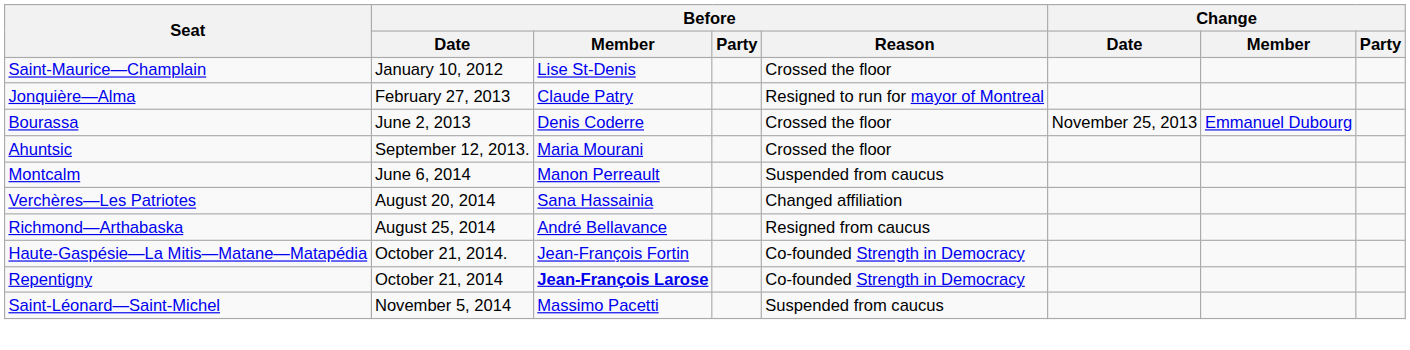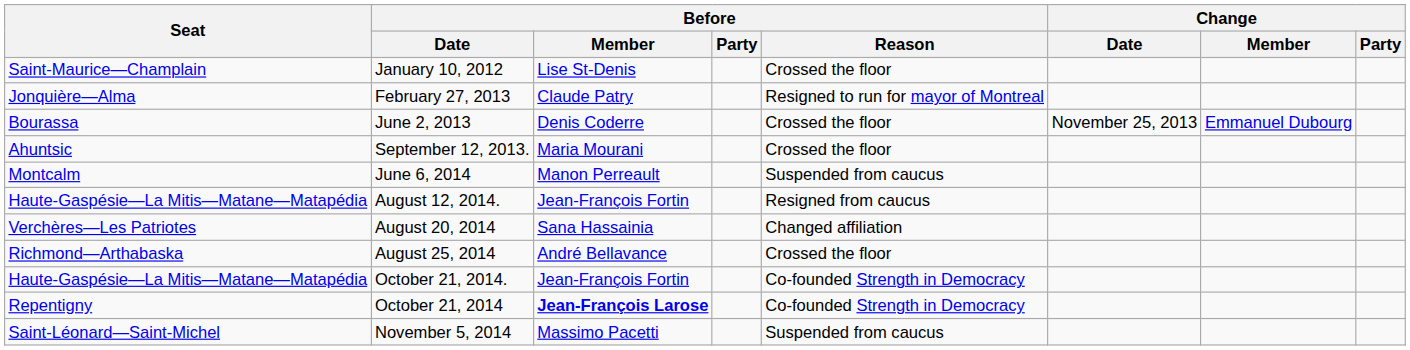+ row: (438, 201)
(848, 227) Resigned from caucus -> (828, 254) Crossed the floor
